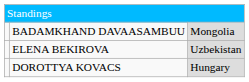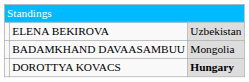rows swapped: (61, 49) <-> (99, 31)
(210, 67) normal -> (212, 67) bold
